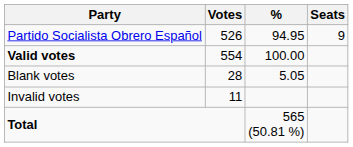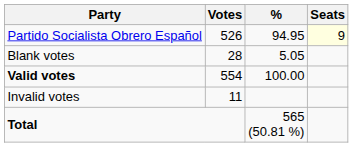(341, 35) no background -> (341, 35) lightyellow background
rows swapped: (41, 76) <-> (41, 55)
